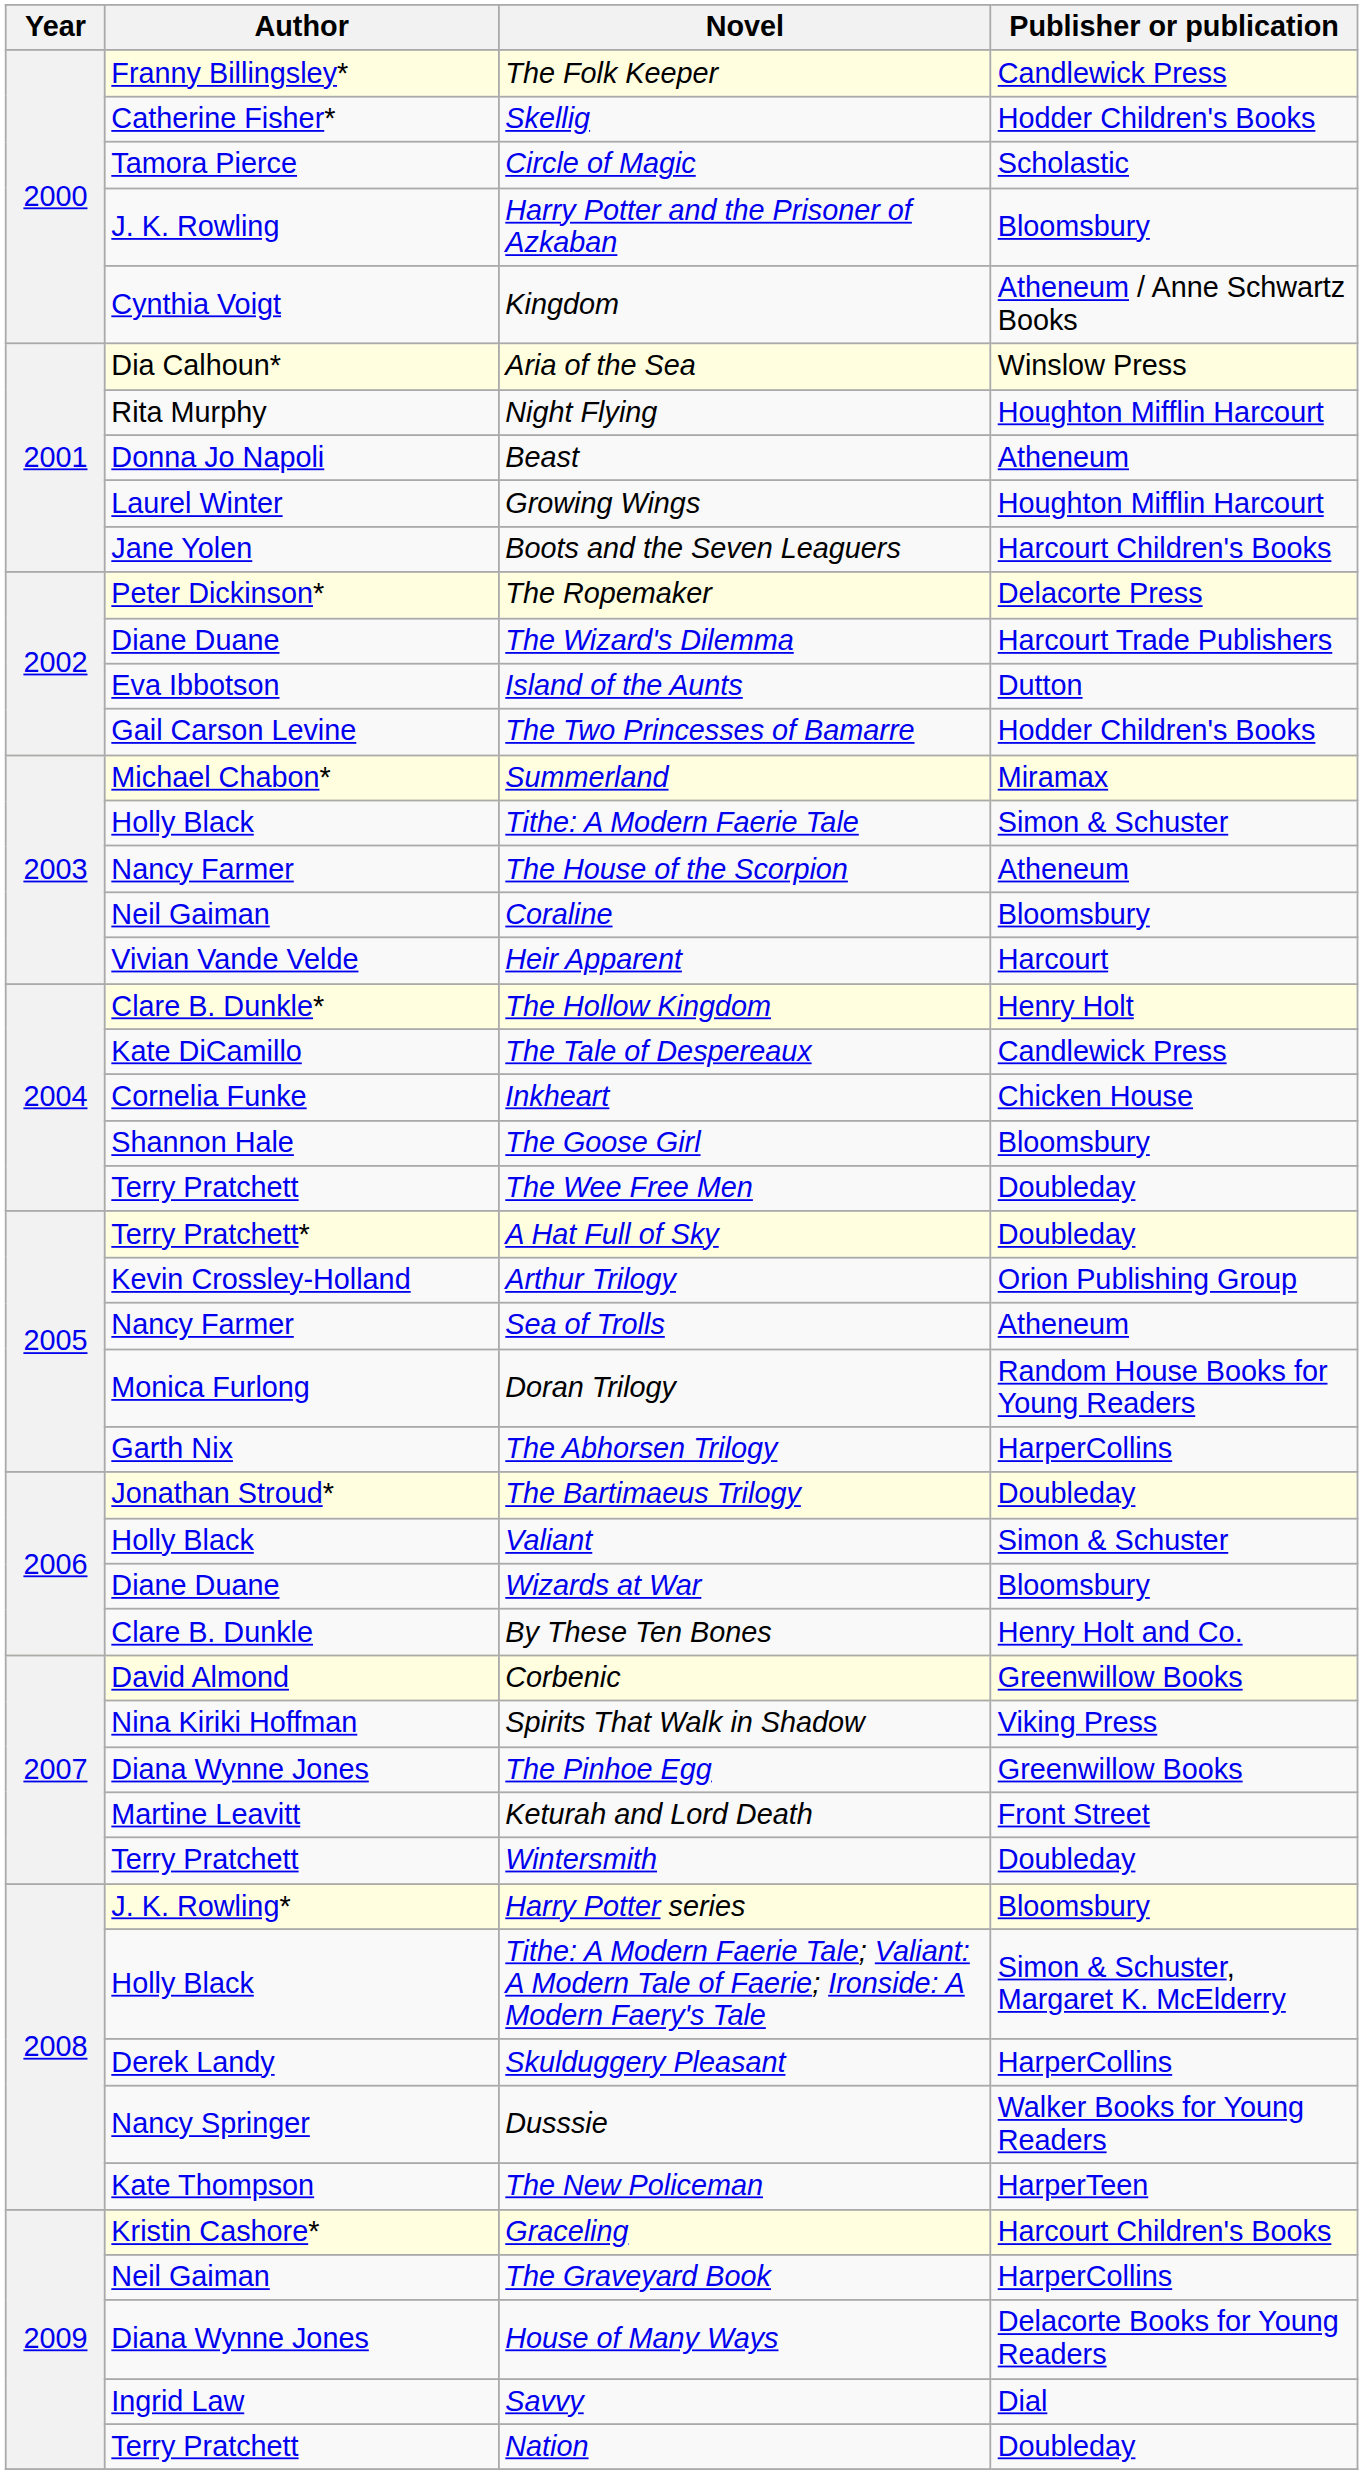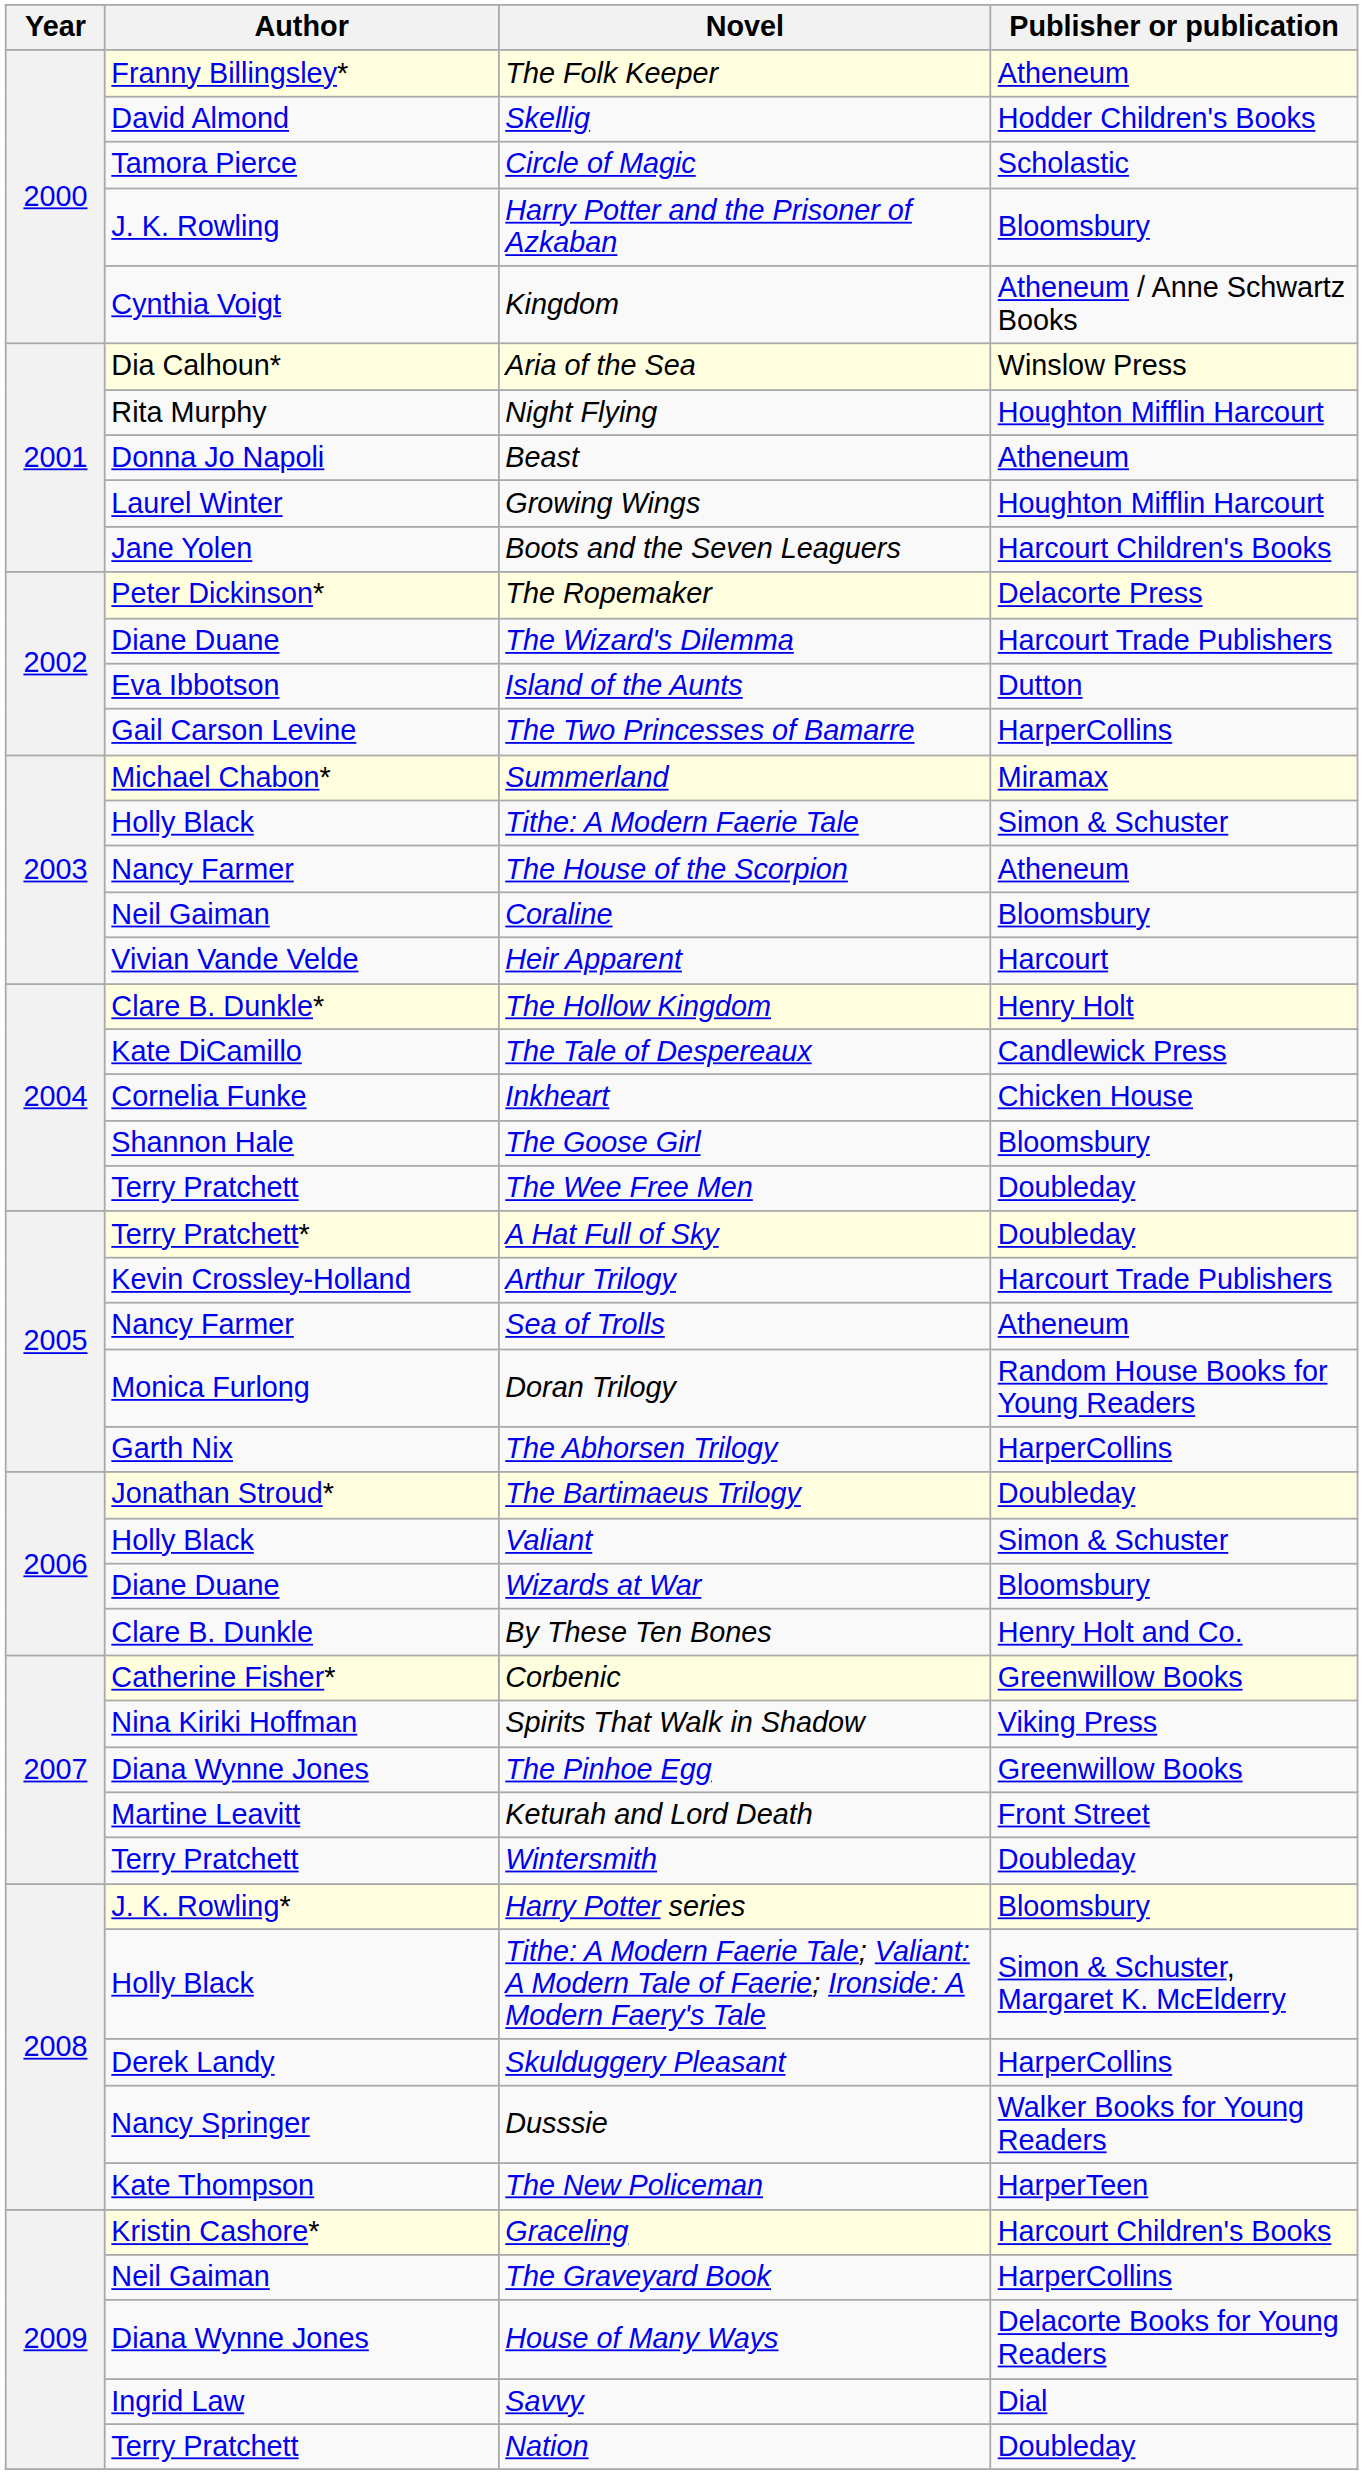(1112, 73) Candlewick Press -> (1063, 73) Atheneum
(223, 118) Catherine Fisher* -> (200, 118) David Almond
(1157, 731) Hodder Children's Books -> (1085, 731) HarperCollins
(1147, 1279) Orion Publishing Group -> (1165, 1279) Harcourt Trade Publishers
(200, 1677) David Almond -> (223, 1677) Catherine Fisher*
